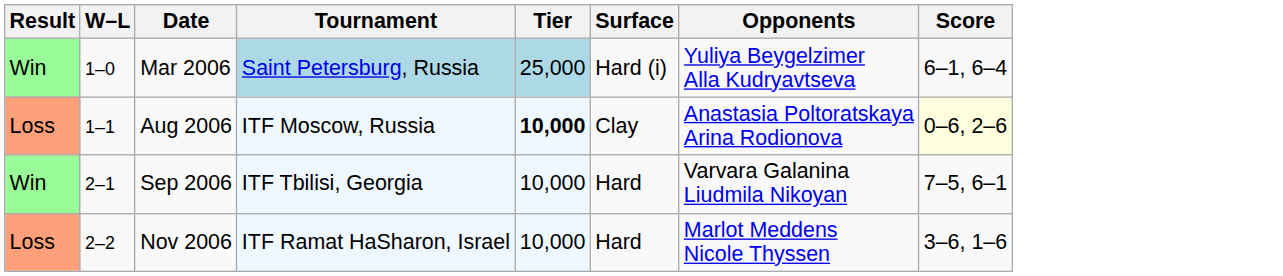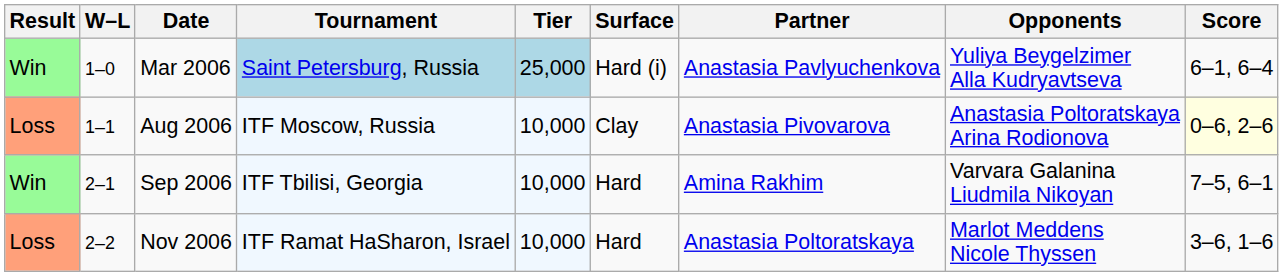+ column: (812, 21)
(553, 125) bold -> (553, 125) normal
